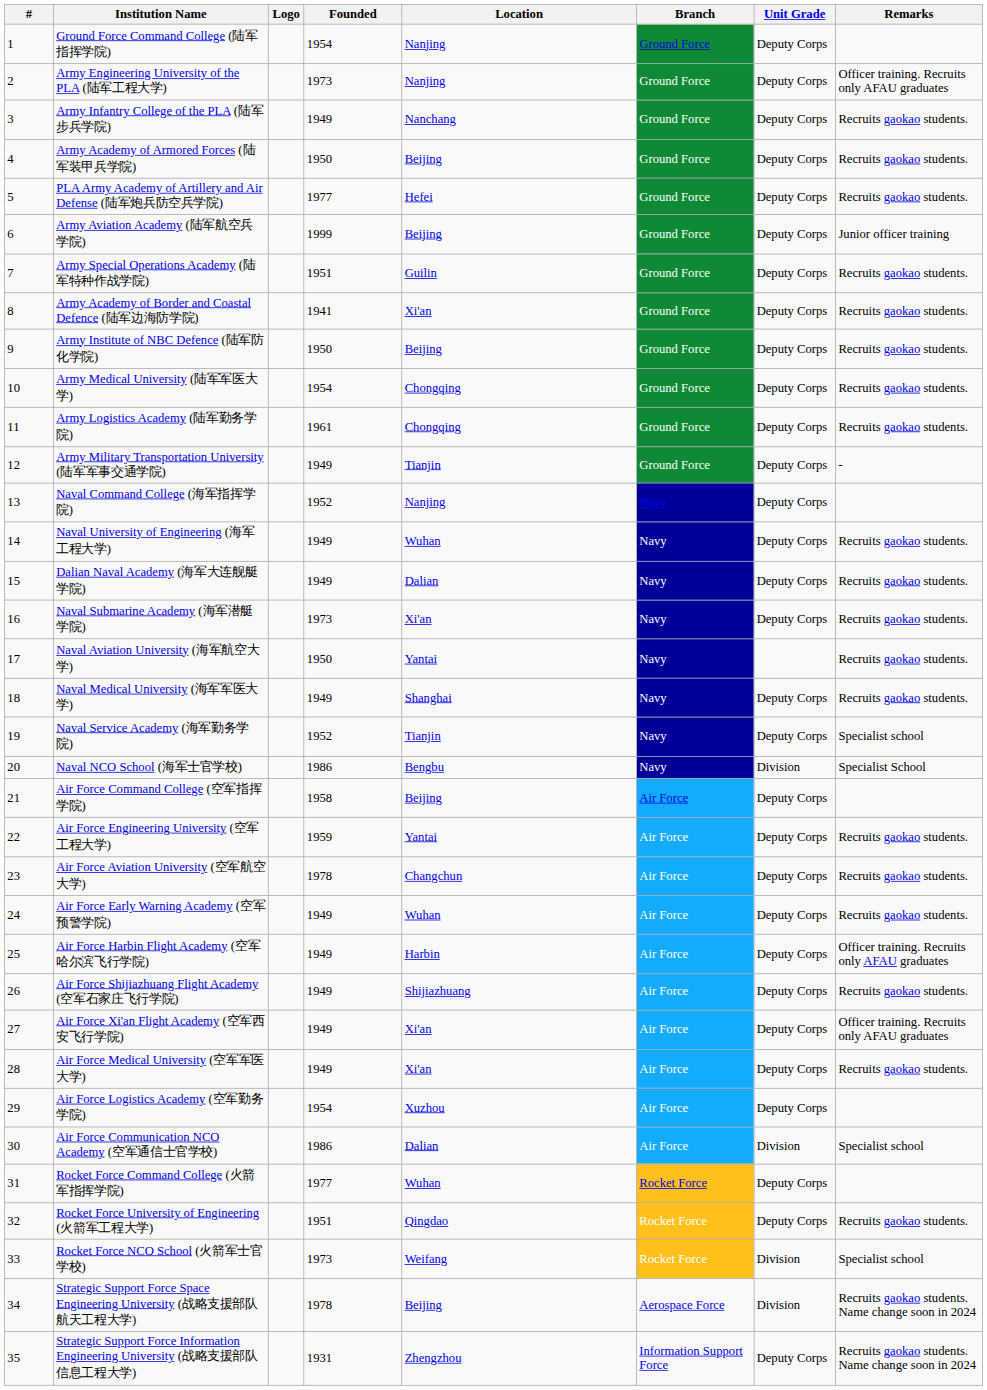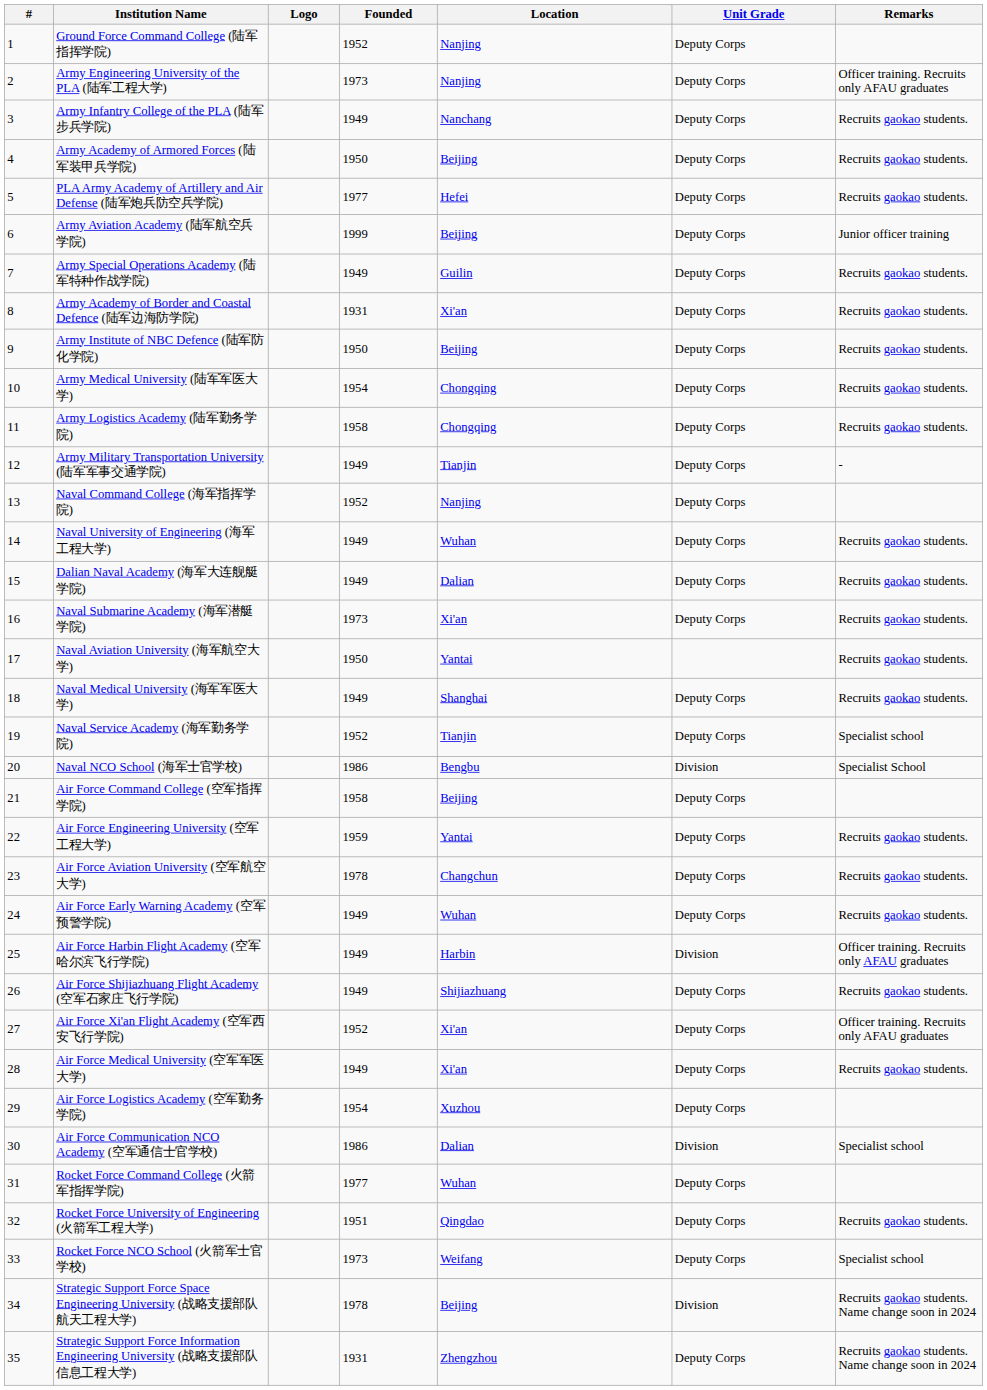- column: (695, 14)
(320, 44) 1954 -> (355, 44) 1952
(320, 273) 1951 -> (355, 273) 1949
(320, 311) 1941 -> (355, 311) 1931
(320, 427) 1961 -> (355, 427) 1958
(792, 954) Deputy Corps -> (697, 954) Division
(320, 1029) 1949 -> (355, 1029) 1952
(778, 1259) Division -> (710, 1259) Deputy Corps
